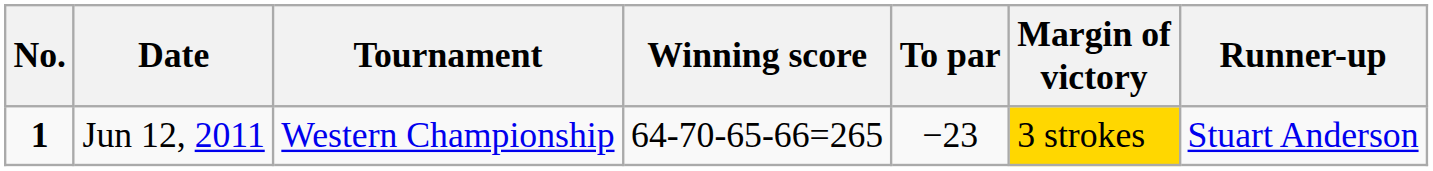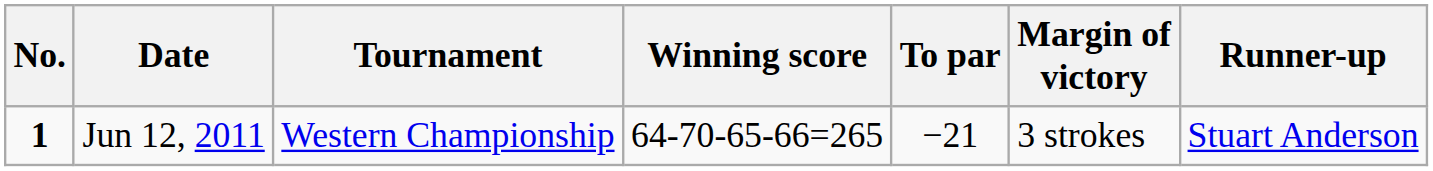(950, 135) −23 -> (950, 135) −21
(1081, 135) gold background -> (1081, 135) no background
